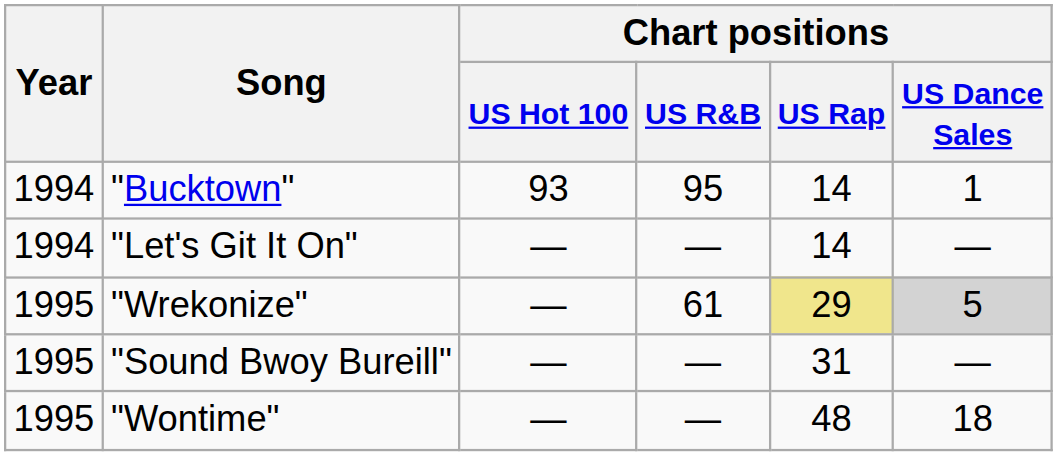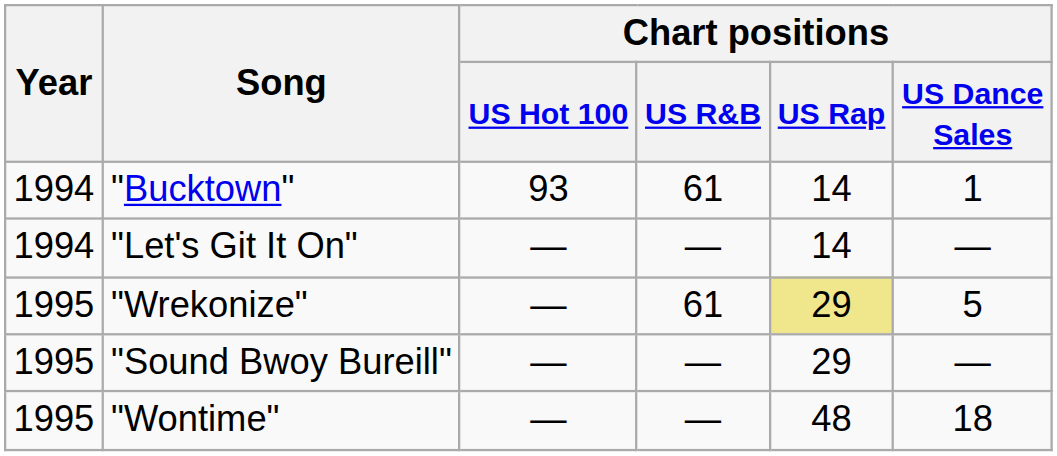(703, 189) 95 -> (703, 189) 61
(973, 304) lightgrey background -> (973, 304) no background
(832, 362) 31 -> (832, 362) 29
